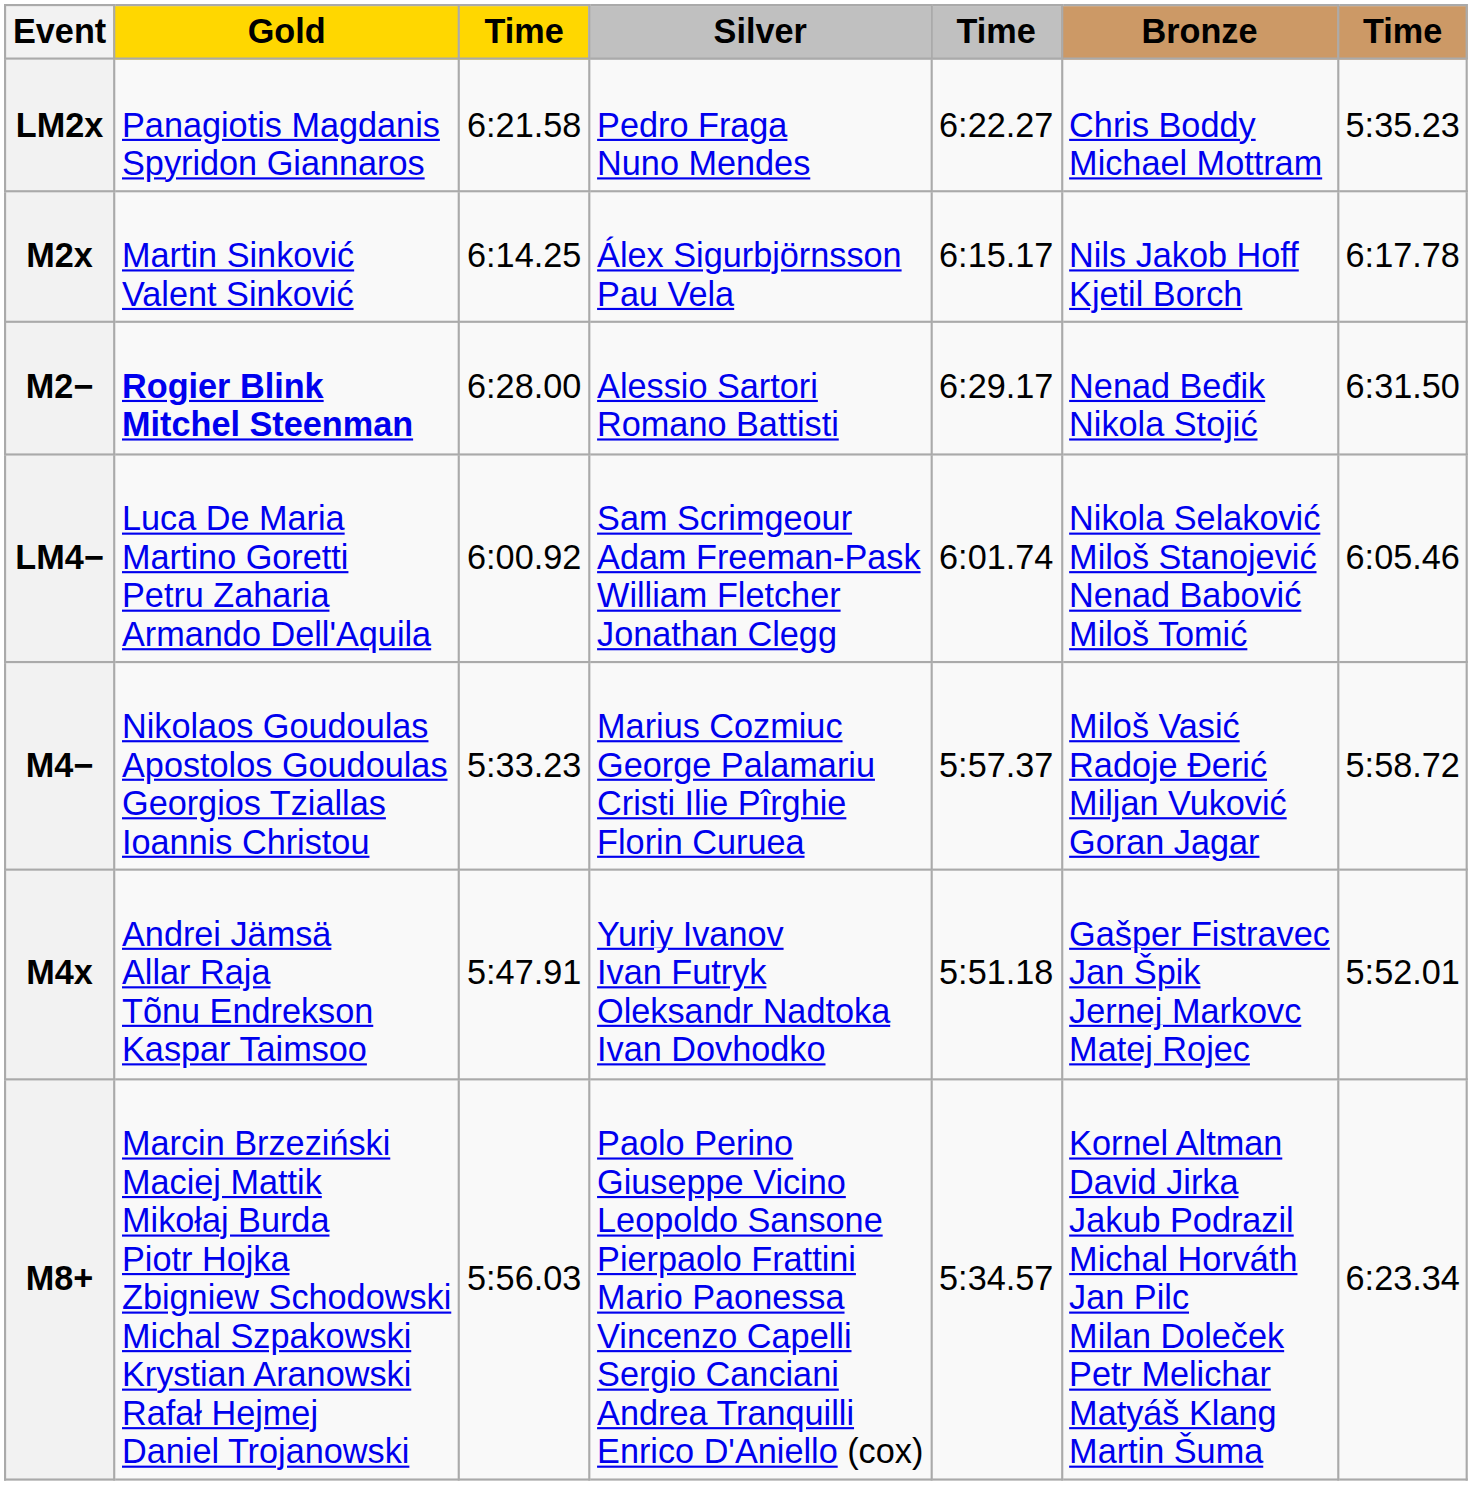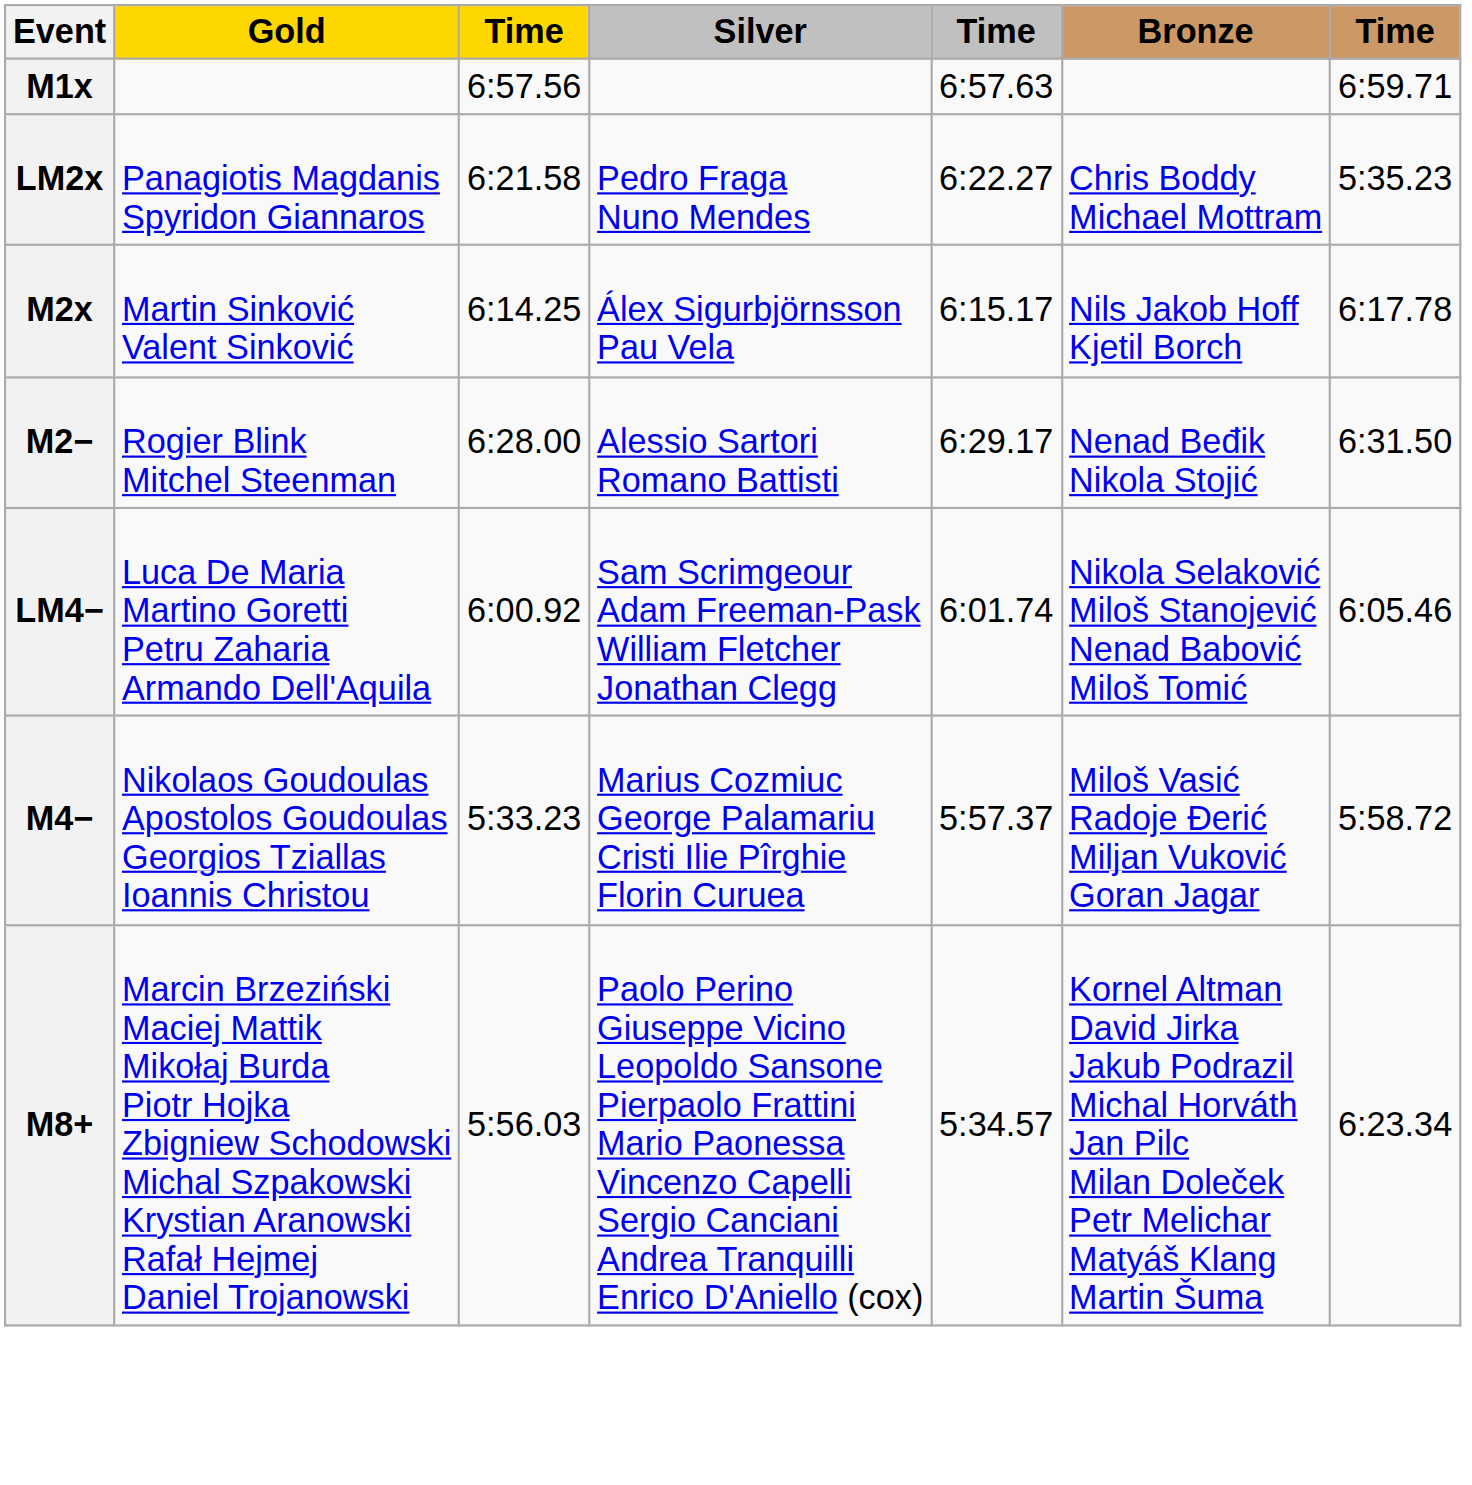+ row: (60, 85)
(268, 406) bold -> (259, 460) normal
- row: (60, 973)
